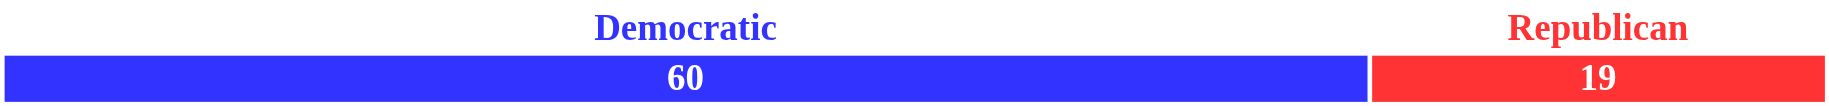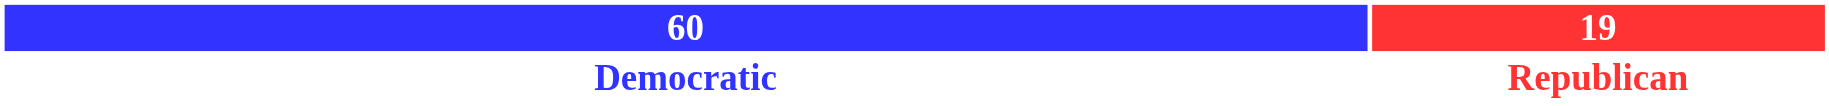rows swapped: (685, 78) <-> (685, 27)
